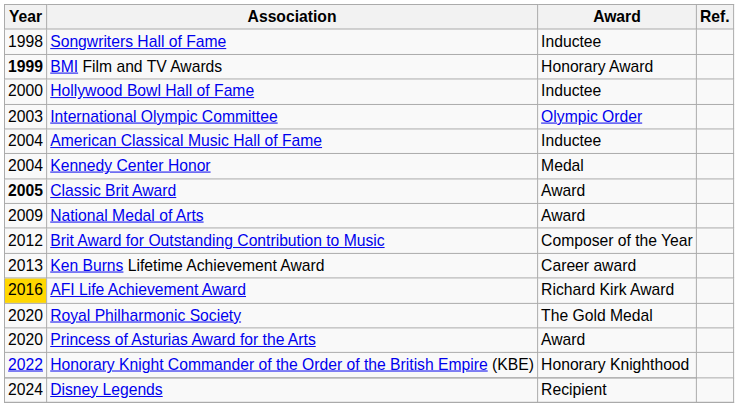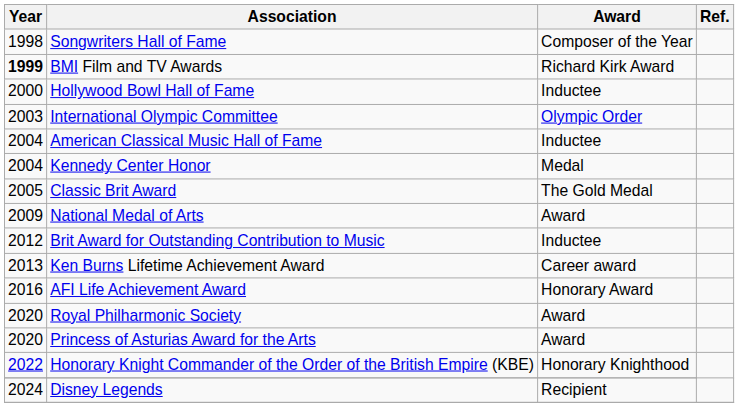(571, 41) Inductee -> (617, 41) Composer of the Year
(597, 66) Honorary Award -> (608, 66) Richard Kirk Award
(26, 191) bold -> (26, 191) normal
(563, 191) Award -> (597, 191) The Gold Medal
(617, 240) Composer of the Year -> (571, 240) Inductee
(26, 290) gold background -> (26, 290) no background
(608, 290) Richard Kirk Award -> (597, 290) Honorary Award
(597, 315) The Gold Medal -> (563, 315) Award
